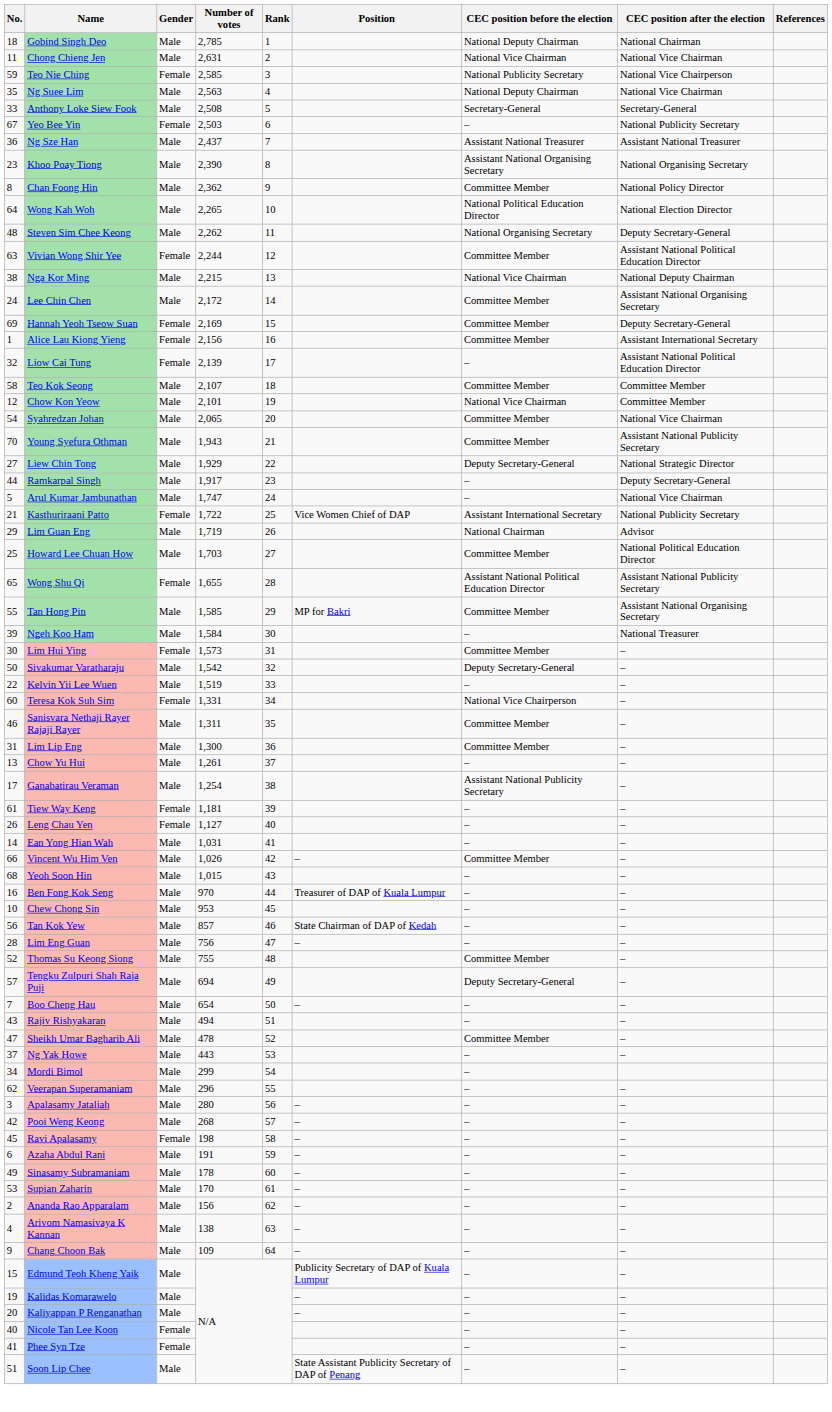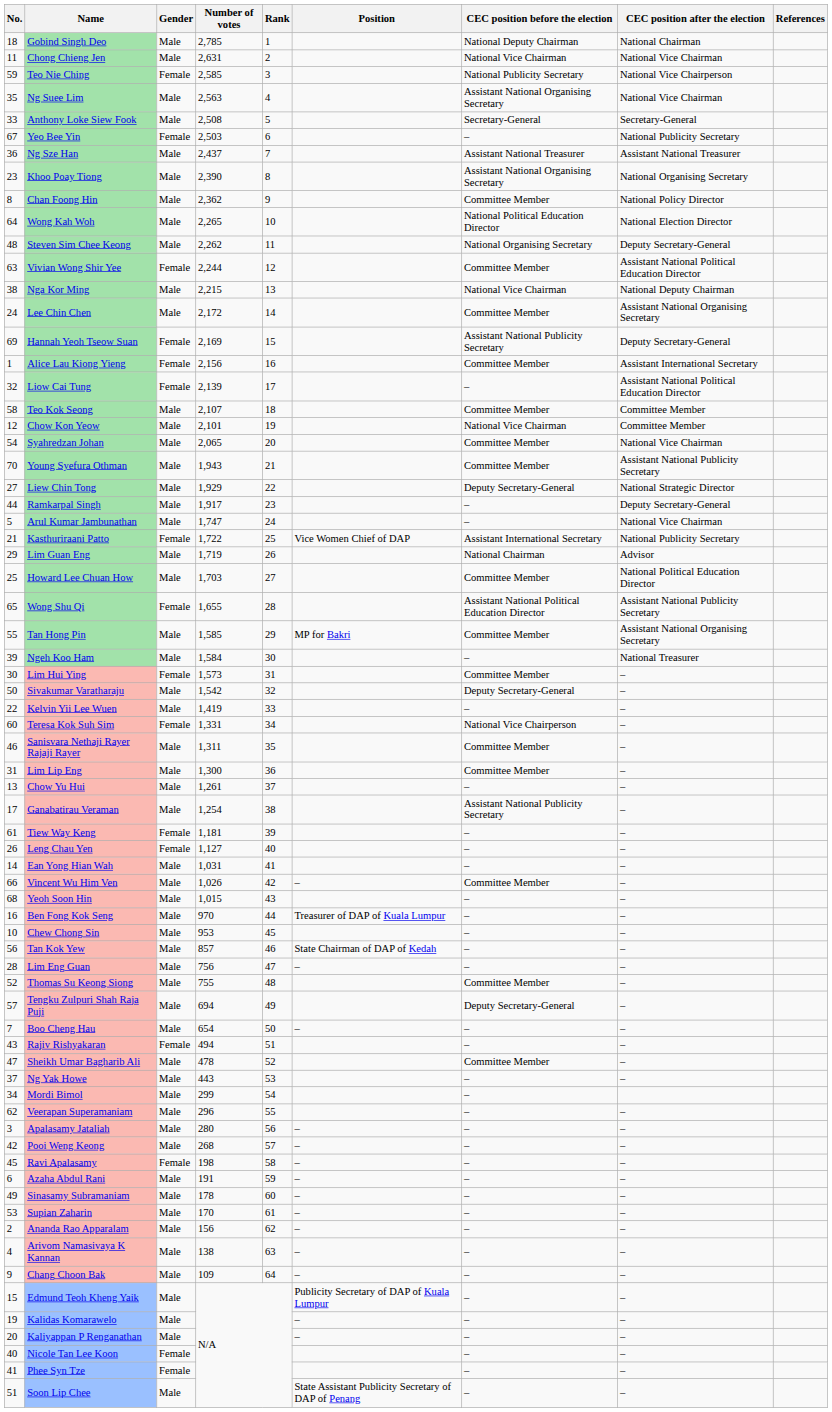(521, 91) National Deputy Chairman -> (528, 97) Assistant National Organising Secretary
(507, 323) Committee Member -> (523, 341) Assistant National Publicity Secretary
(210, 684) 1,519 -> (210, 708) 1,419
(170, 1021) Male -> (175, 1045) Female
